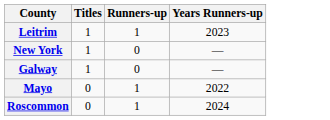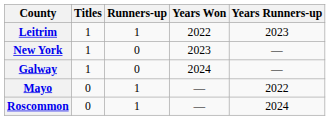+ column: (199, 13)
